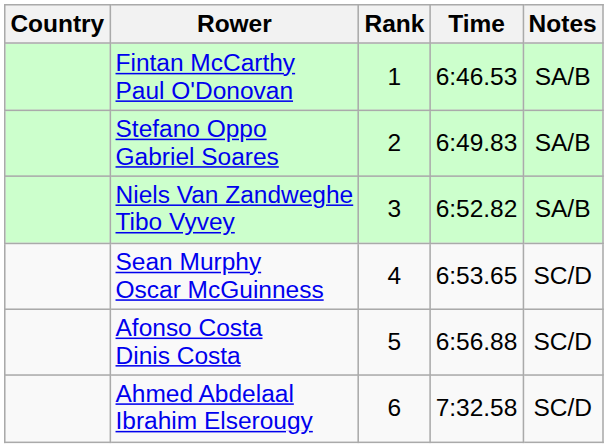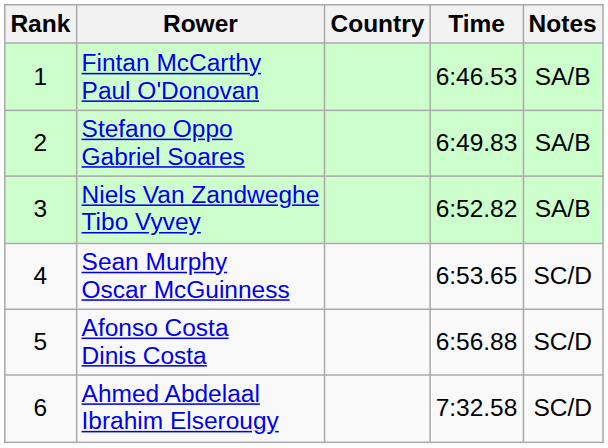columns swapped: (394, 23) <-> (57, 23)
